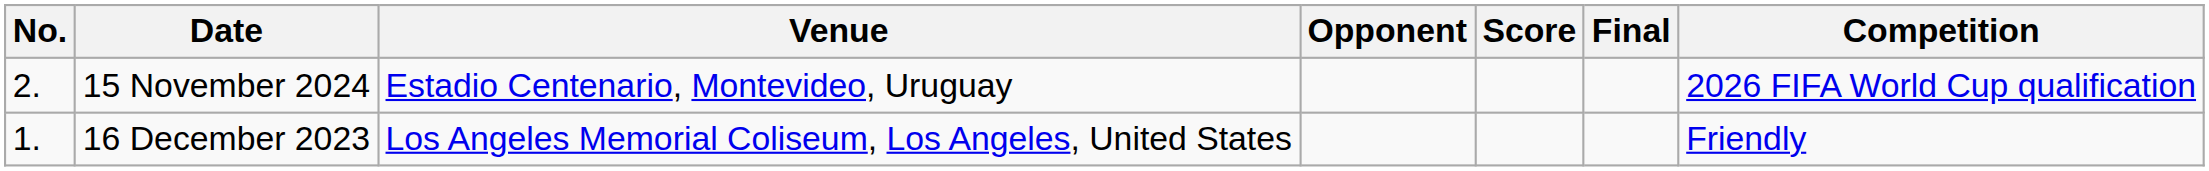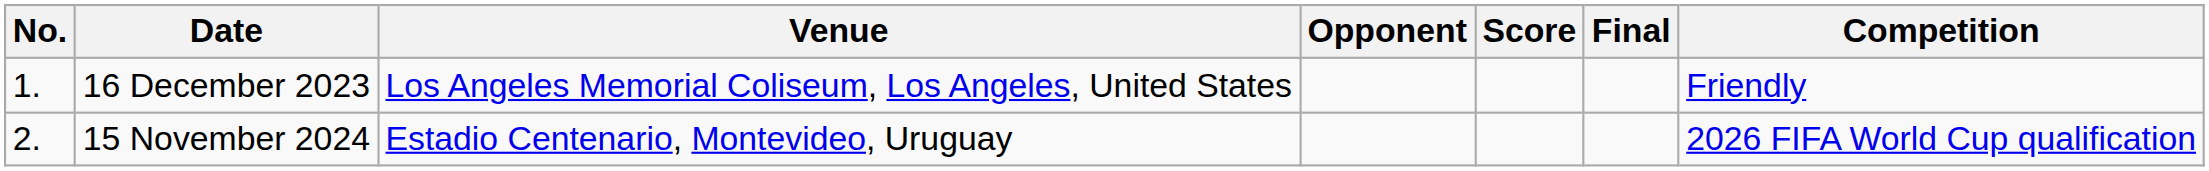rows swapped: (226, 138) <-> (226, 84)
